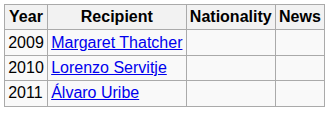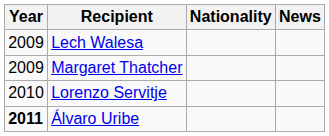+ row: (97, 42)
(25, 93) normal -> (26, 118) bold
